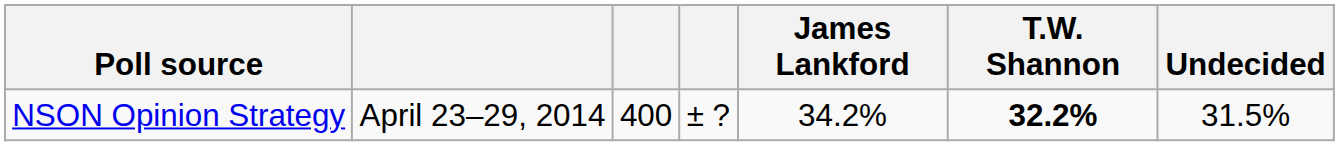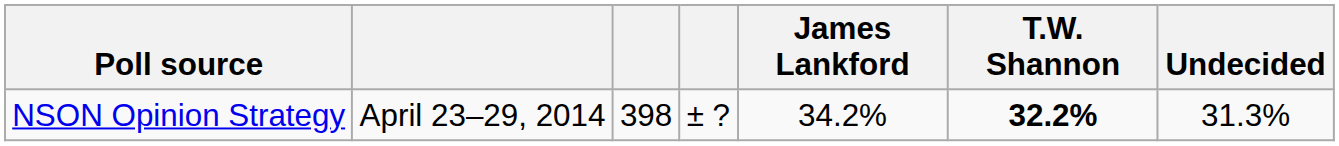(646, 114) 400 -> (646, 114) 398
(1246, 114) 31.5% -> (1246, 114) 31.3%
